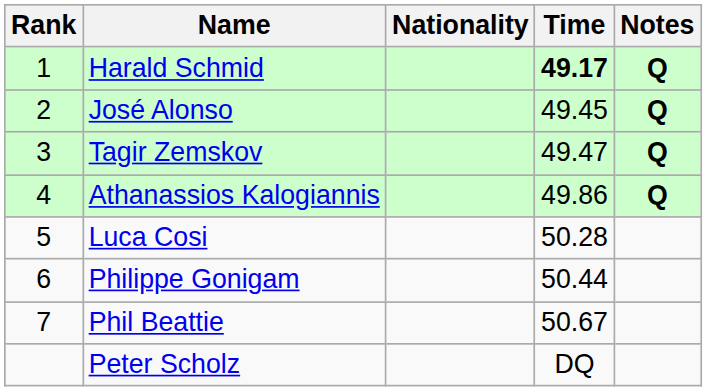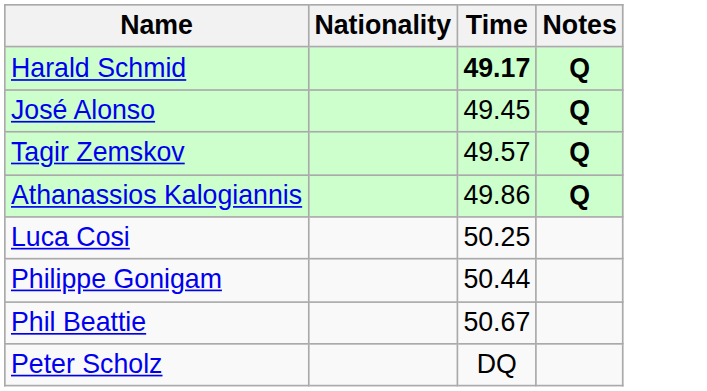- column: (44, 25)
(574, 152) 49.47 -> (497, 152) 49.57
(574, 237) 50.28 -> (497, 237) 50.25
